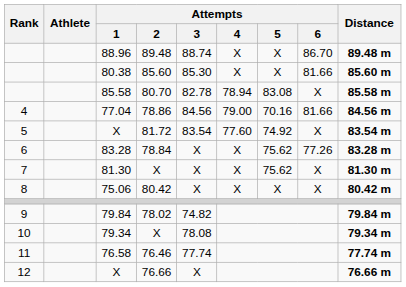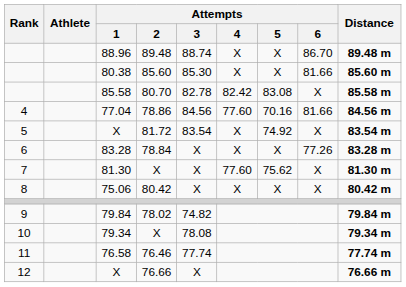(237, 91) 78.94 -> (237, 91) 82.42
(237, 111) 79.00 -> (237, 111) 77.60
(237, 130) 77.60 -> (237, 130) X
(277, 149) 75.62 -> (277, 149) X
(237, 169) X -> (237, 169) 77.60
